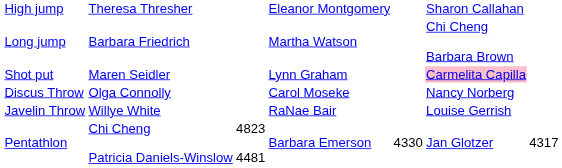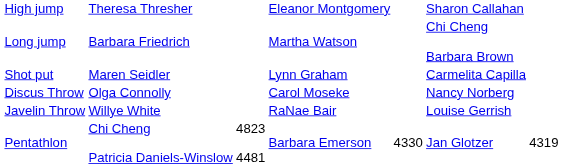(476, 74) pink background -> (476, 74) no background
(544, 143) 4317 -> (544, 143) 4319
